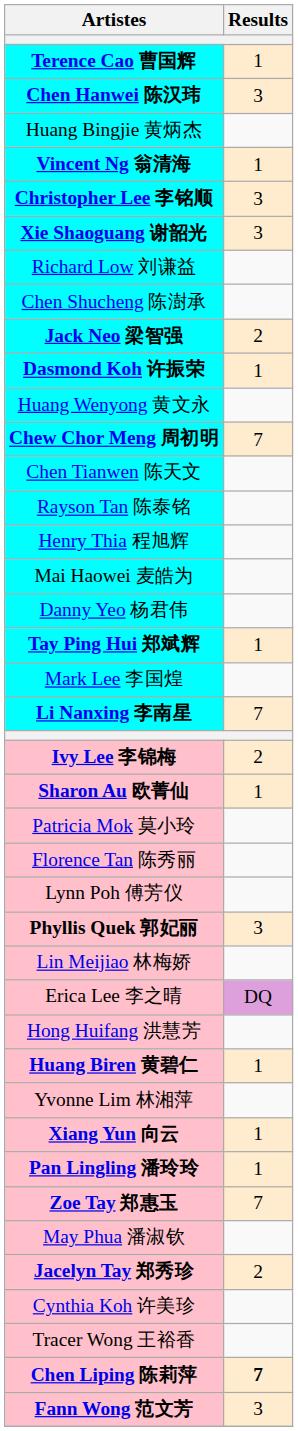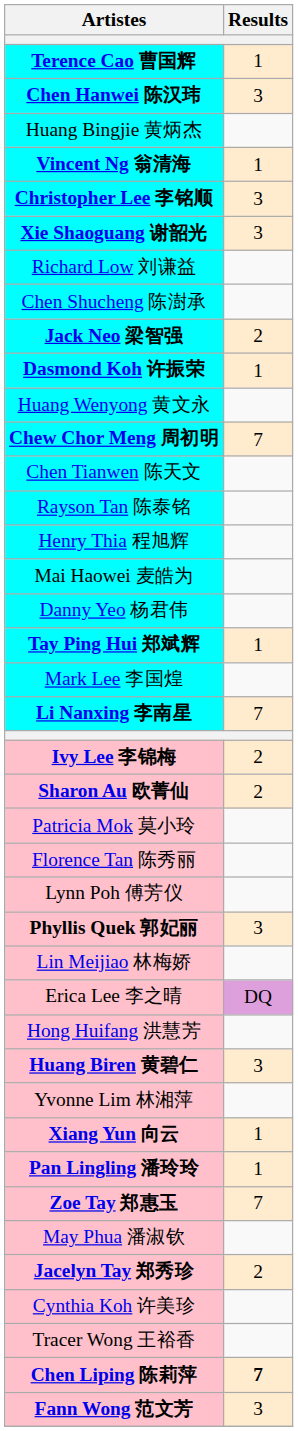(258, 791) 1 -> (258, 791) 2
(258, 1065) 1 -> (258, 1065) 3
